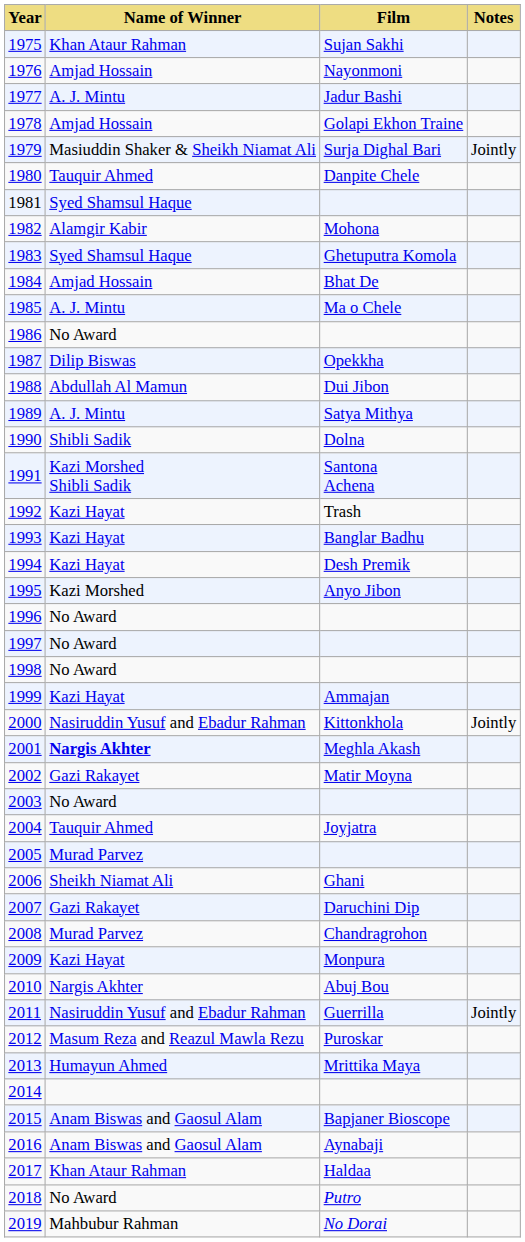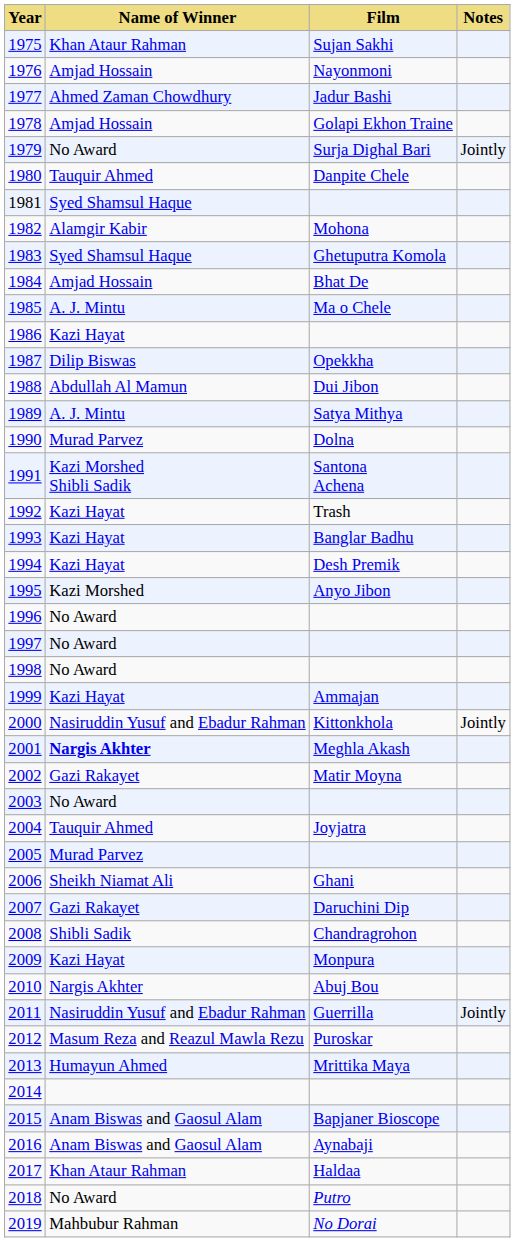(87, 96) A. J. Mintu -> (140, 96) Ahmed Zaman Chowdhury
(183, 149) Masiuddin Shaker & Sheikh Niamat Ali -> (83, 149) No Award
(83, 334) No Award -> (87, 334) Kazi Hayat
(90, 439) Shibli Sadik -> (96, 439) Murad Parvez
(96, 933) Murad Parvez -> (90, 933) Shibli Sadik
